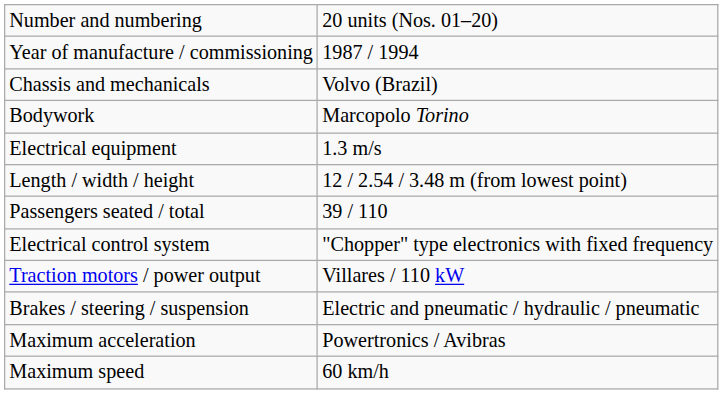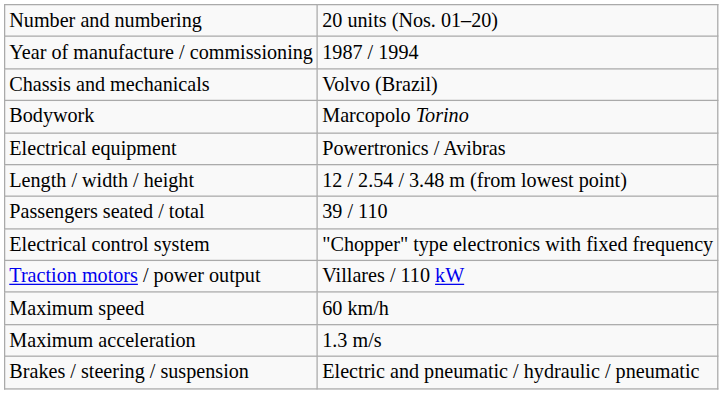(352, 148) 1.3 m/s -> (414, 148) Powertronics / Avibras
rows swapped: (77, 372) <-> (129, 308)
(414, 340) Powertronics / Avibras -> (352, 340) 1.3 m/s
